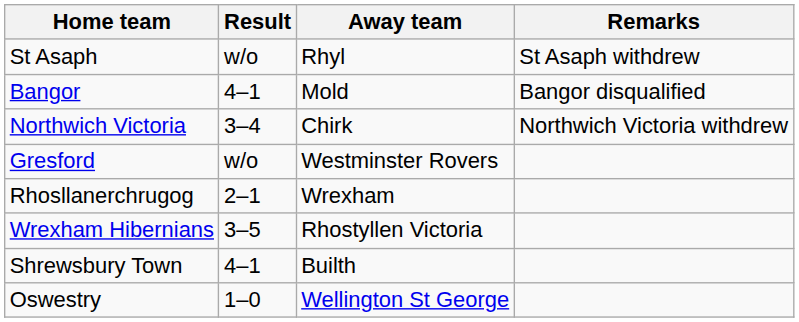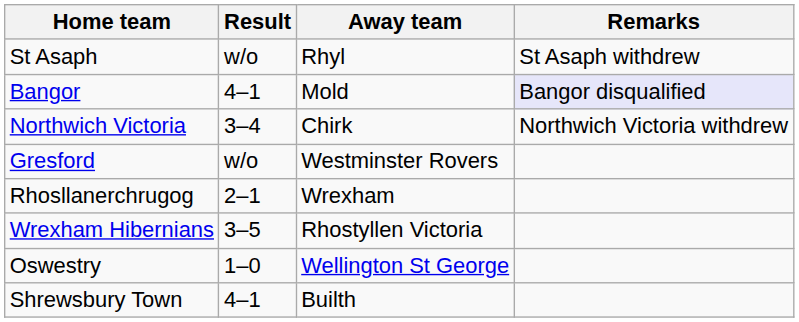(612, 91) no background -> (612, 91) lavender background
rows swapped: (55, 299) <-> (96, 265)
